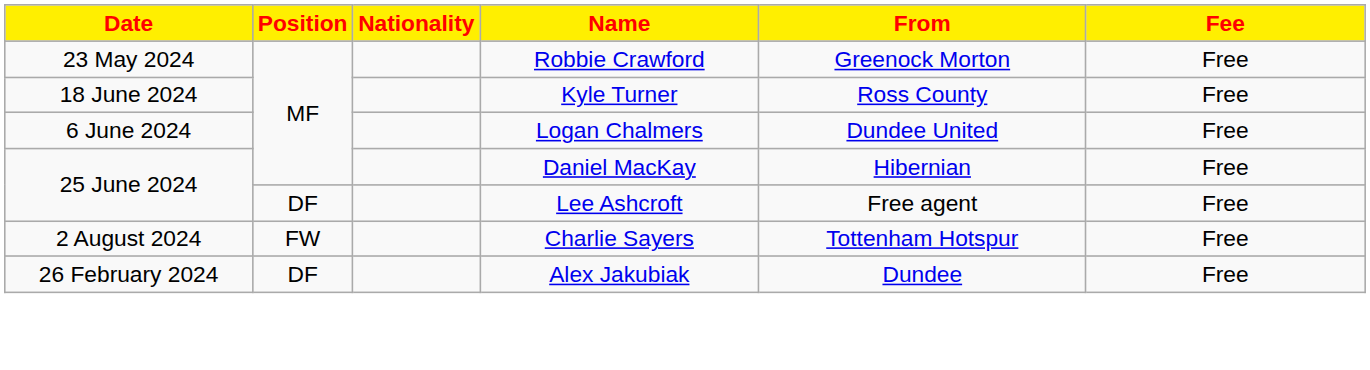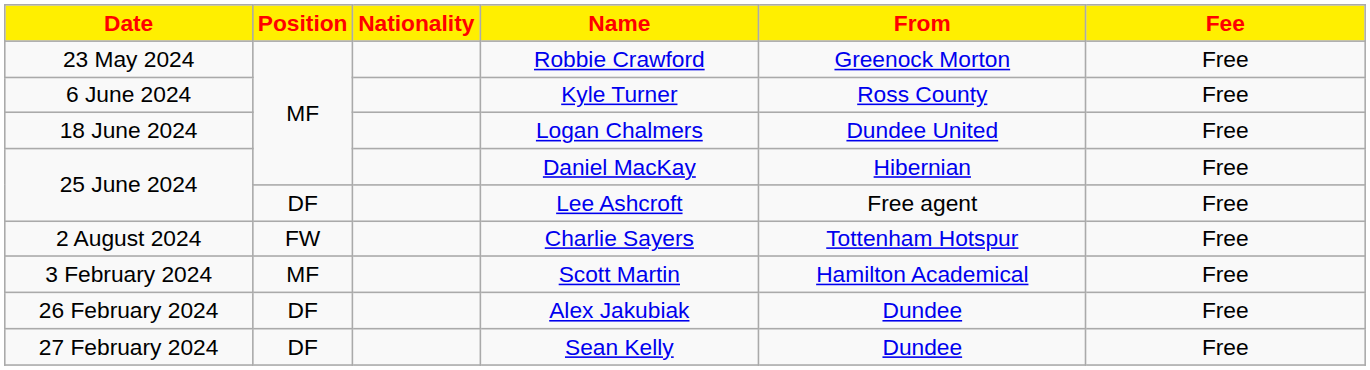(129, 95) 18 June 2024 -> (129, 95) 6 June 2024
(129, 131) 6 June 2024 -> (129, 131) 18 June 2024
+ row: (619, 275)
+ row: (619, 347)
